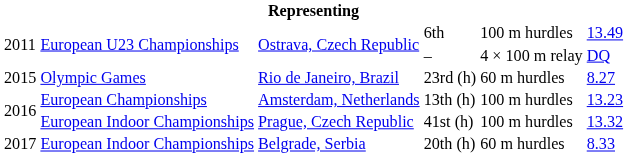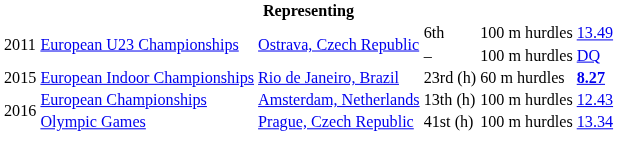(531, 55) 4 × 100 m relay -> (526, 55) 100 m hurdles
(93, 77) Olympic Games -> (147, 77) European Indoor Championships
(601, 77) normal -> (591, 77) bold
(605, 99) 13.23 -> (595, 99) 12.43
(147, 122) European Indoor Championships -> (93, 122) Olympic Games
(605, 122) 13.32 -> (595, 122) 13.34
- row: (449, 144)
